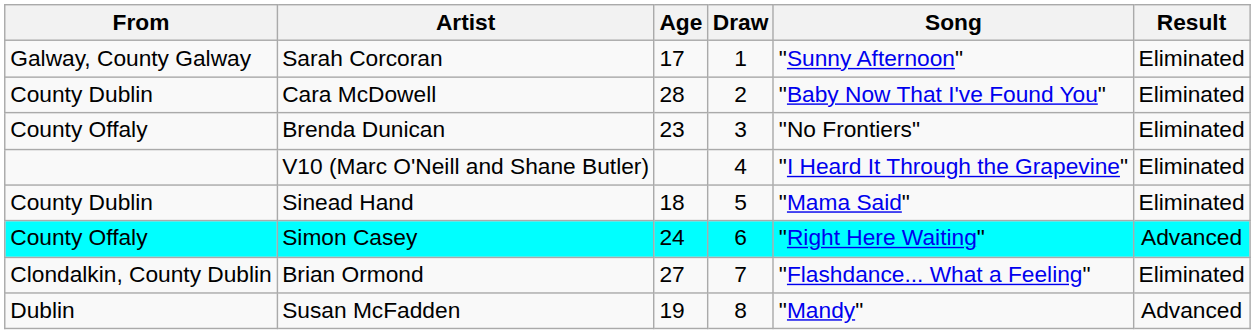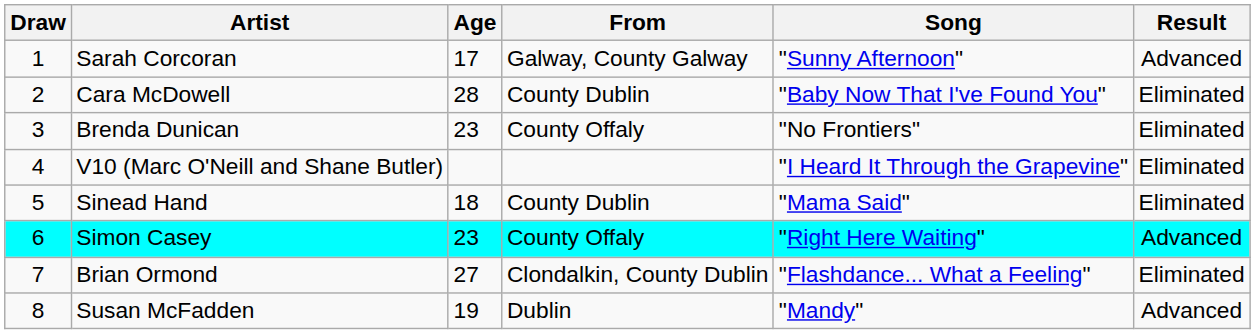columns swapped: (741, 22) <-> (141, 22)
(1192, 58) Eliminated -> (1192, 58) Advanced
(672, 238) 24 -> (466, 238) 23
